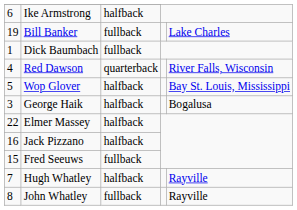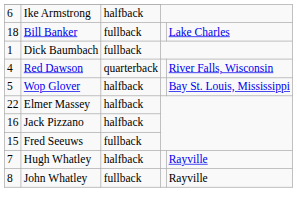(13, 31) 19 -> (13, 31) 18
- row: (53, 104)
